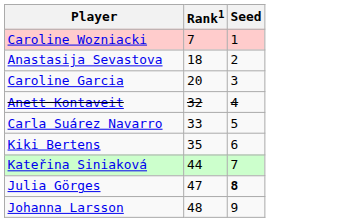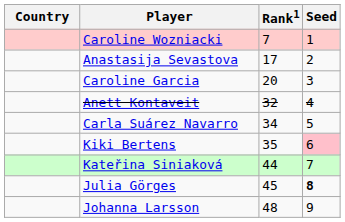+ column: (42, 17)
(195, 60) 18 -> (270, 60) 17
(195, 123) 33 -> (270, 123) 34
(234, 144) no background -> (310, 144) pink background
(195, 186) 47 -> (270, 186) 45
